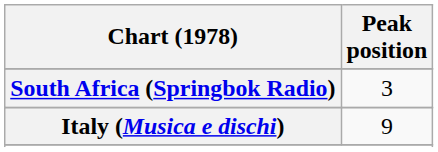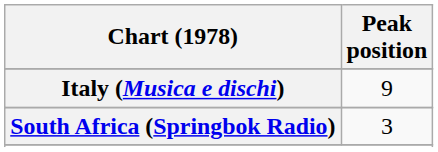rows swapped: (173, 125) <-> (173, 88)
